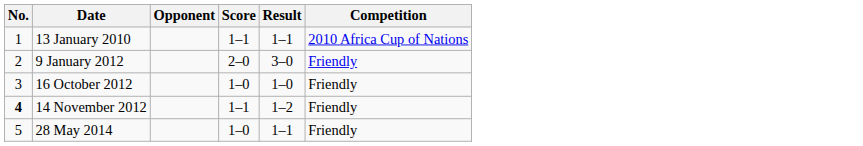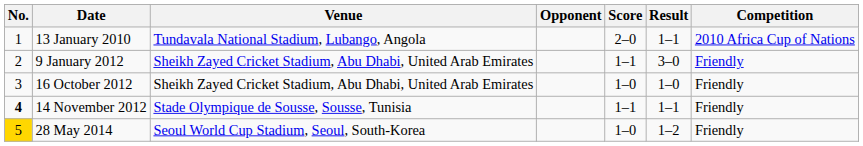+ column: (343, 15)
(239, 38) 1–1 -> (625, 38) 2–0
(239, 61) 2–0 -> (625, 61) 1–1
(282, 107) 1–2 -> (669, 107) 1–1
(18, 130) no background -> (18, 130) gold background
(282, 130) 1–1 -> (669, 130) 1–2
